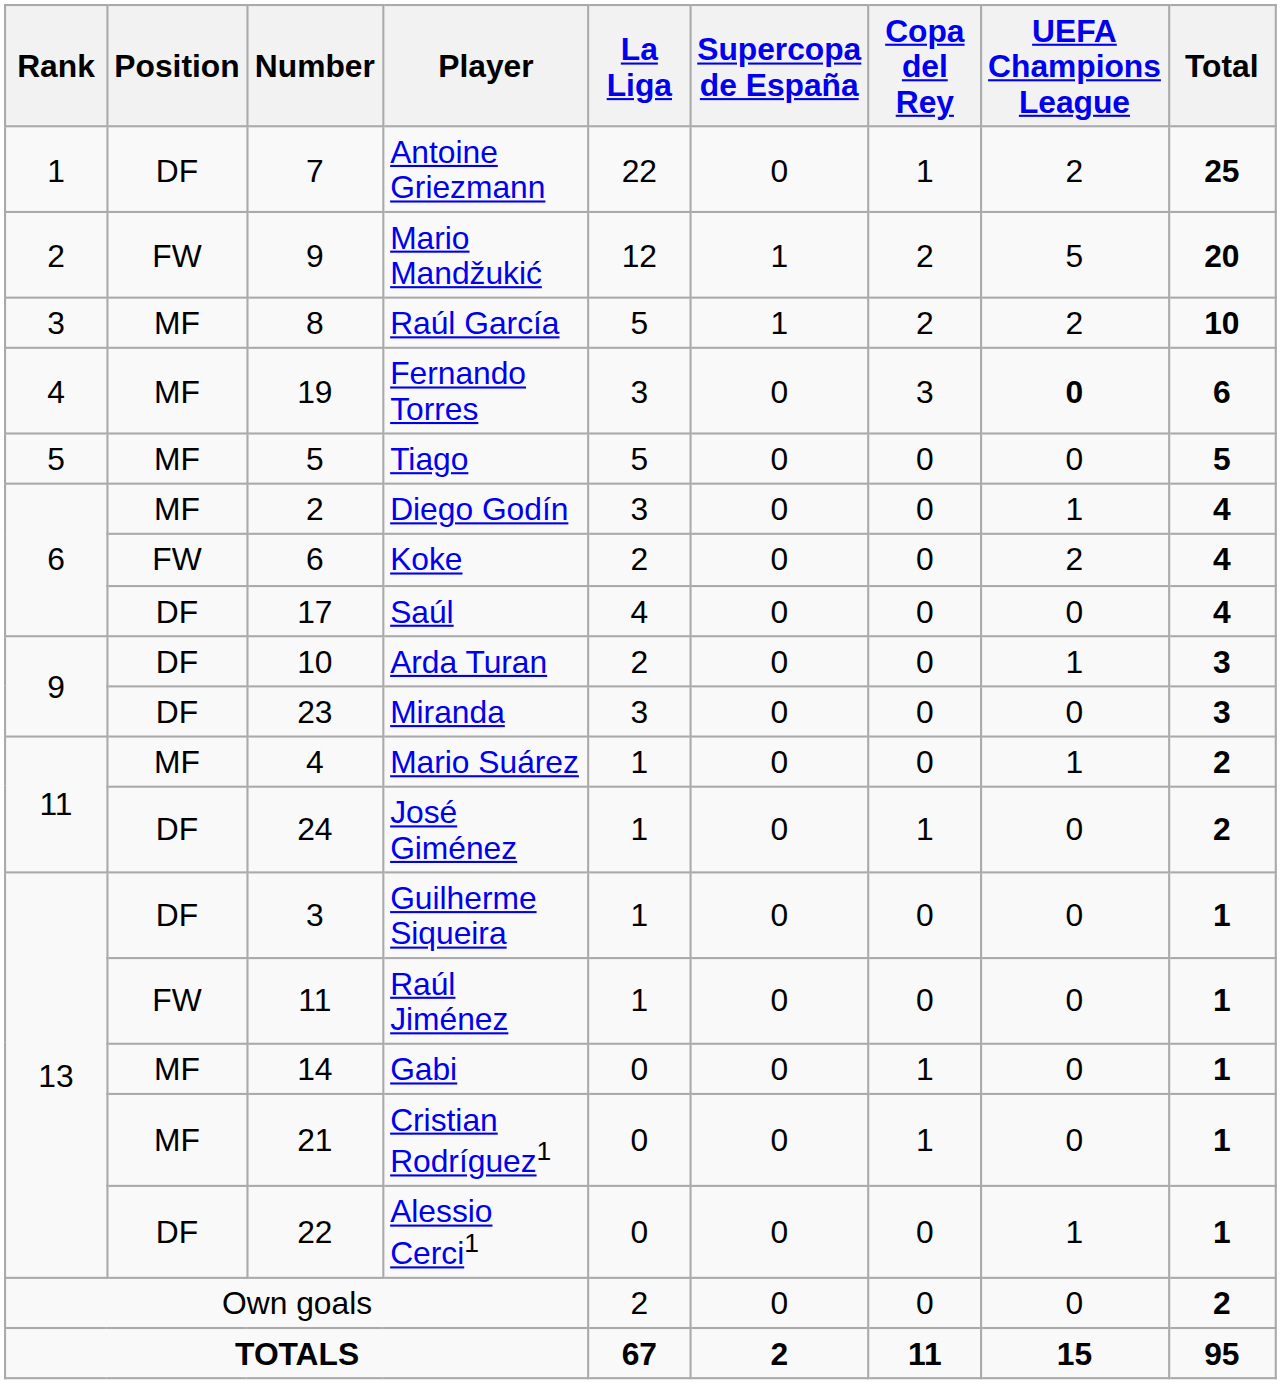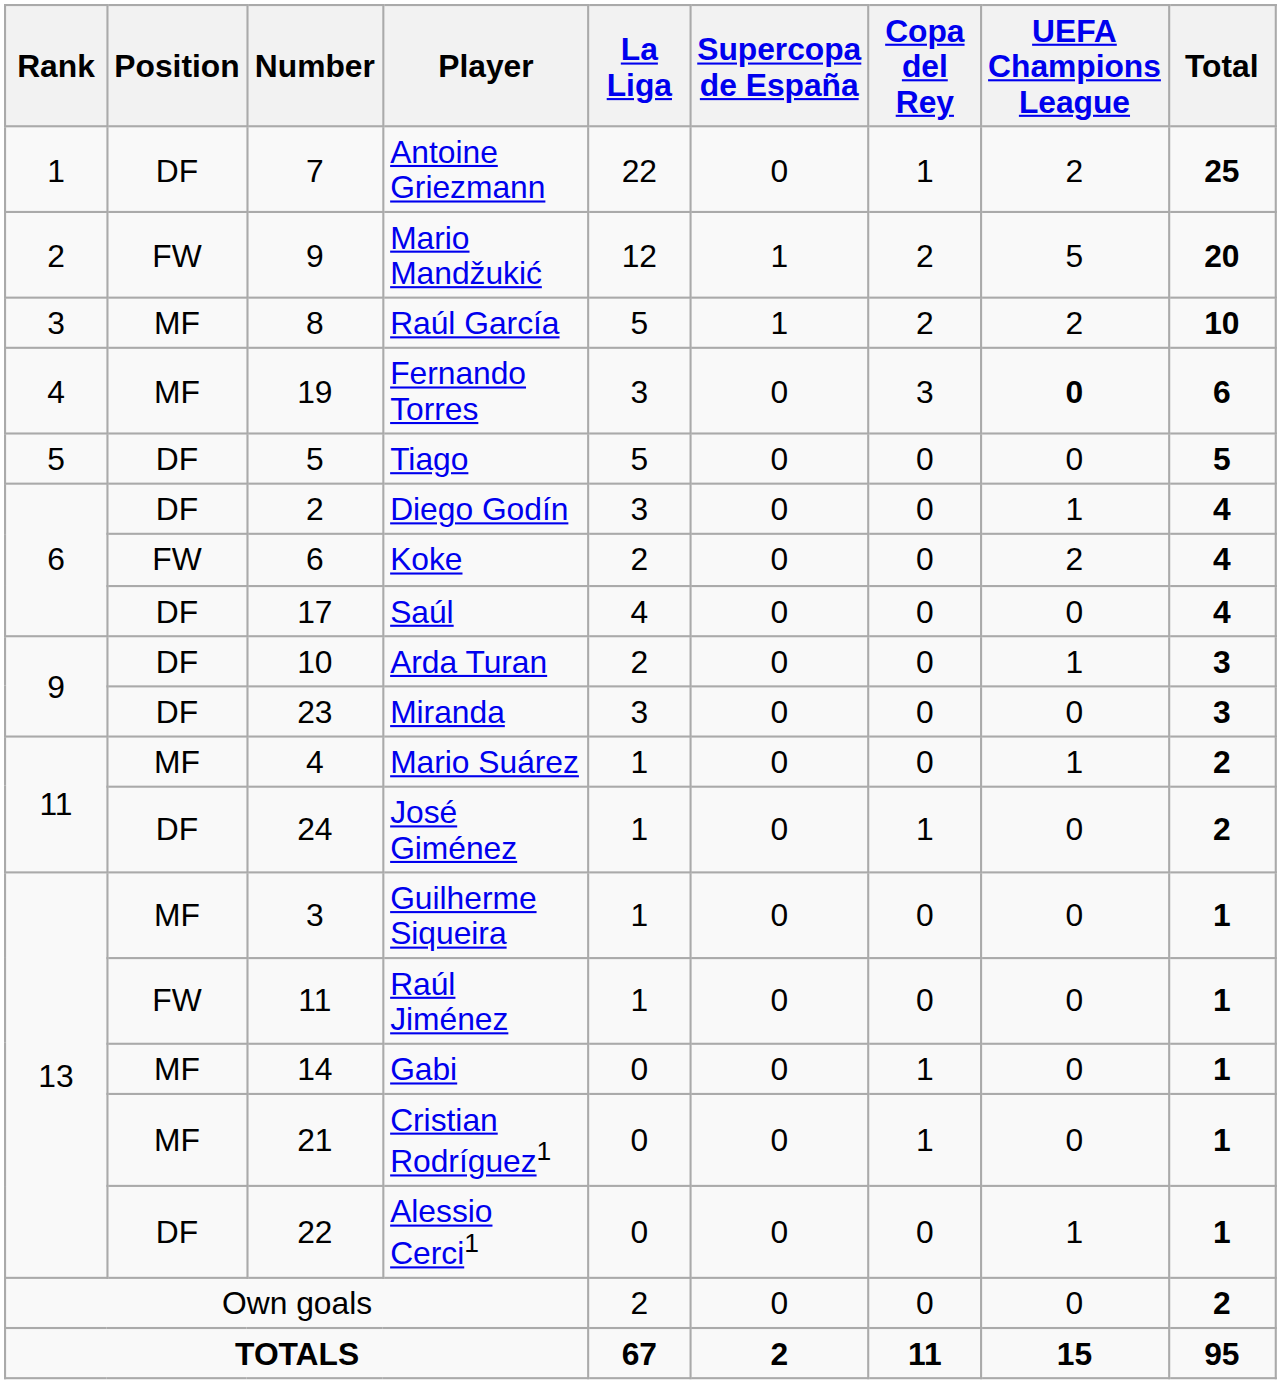(177, 459) MF -> (177, 459) DF
(177, 510) MF -> (177, 510) DF
(177, 915) DF -> (177, 915) MF
